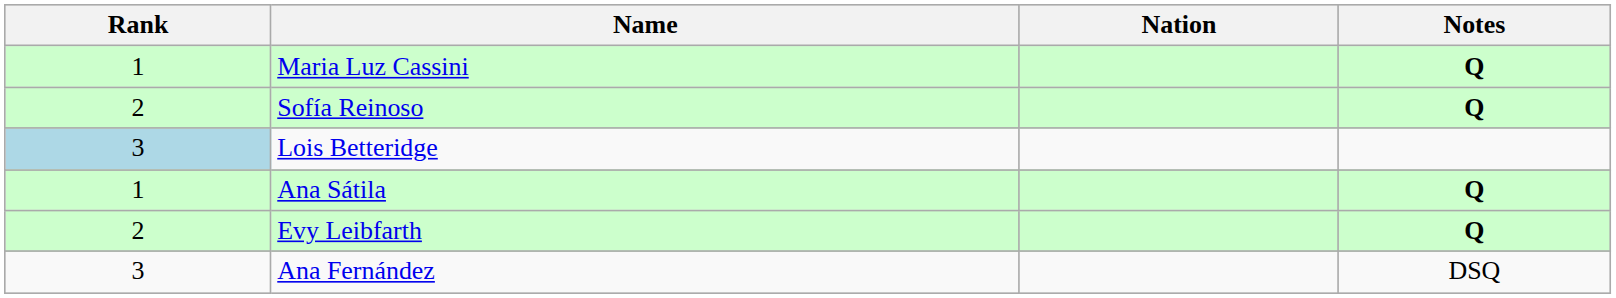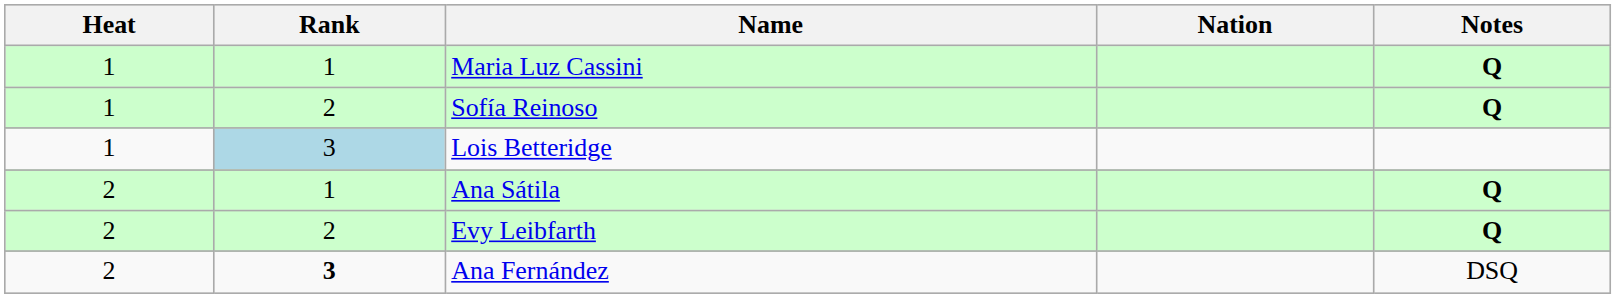+ column: (109, 25)
(138, 271) normal -> (329, 271) bold
